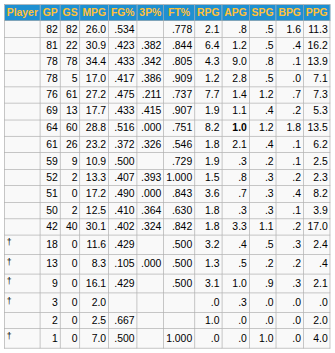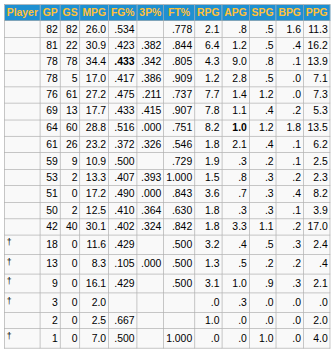(124, 62) normal -> (124, 62) bold
(297, 95) .7 -> (297, 95) .0
(212, 111) 1.9 -> (212, 111) 7.8
(52, 177) 52 -> (52, 177) 53
